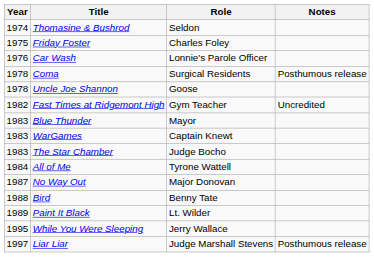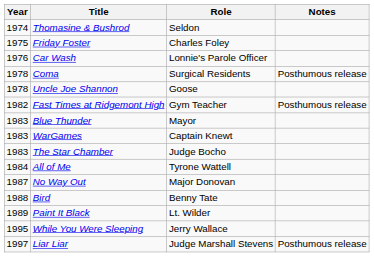(301, 105) Uncredited -> (322, 105) Posthumous release
